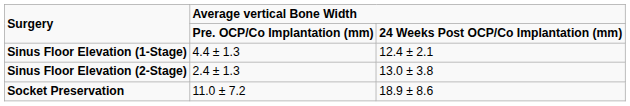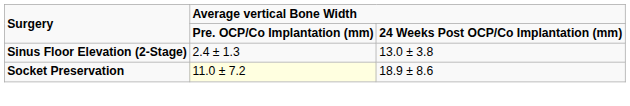- row: (97, 52)
(219, 91) no background -> (219, 71) lightyellow background
